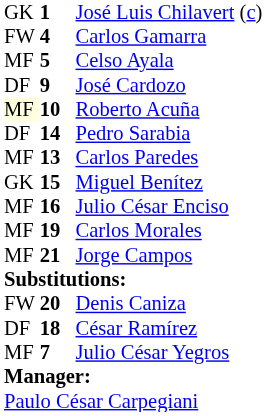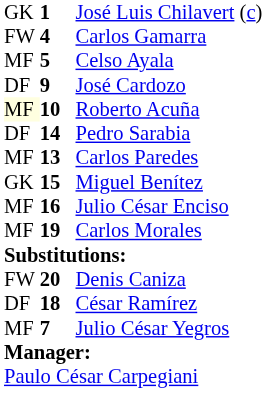- row: (134, 255)
